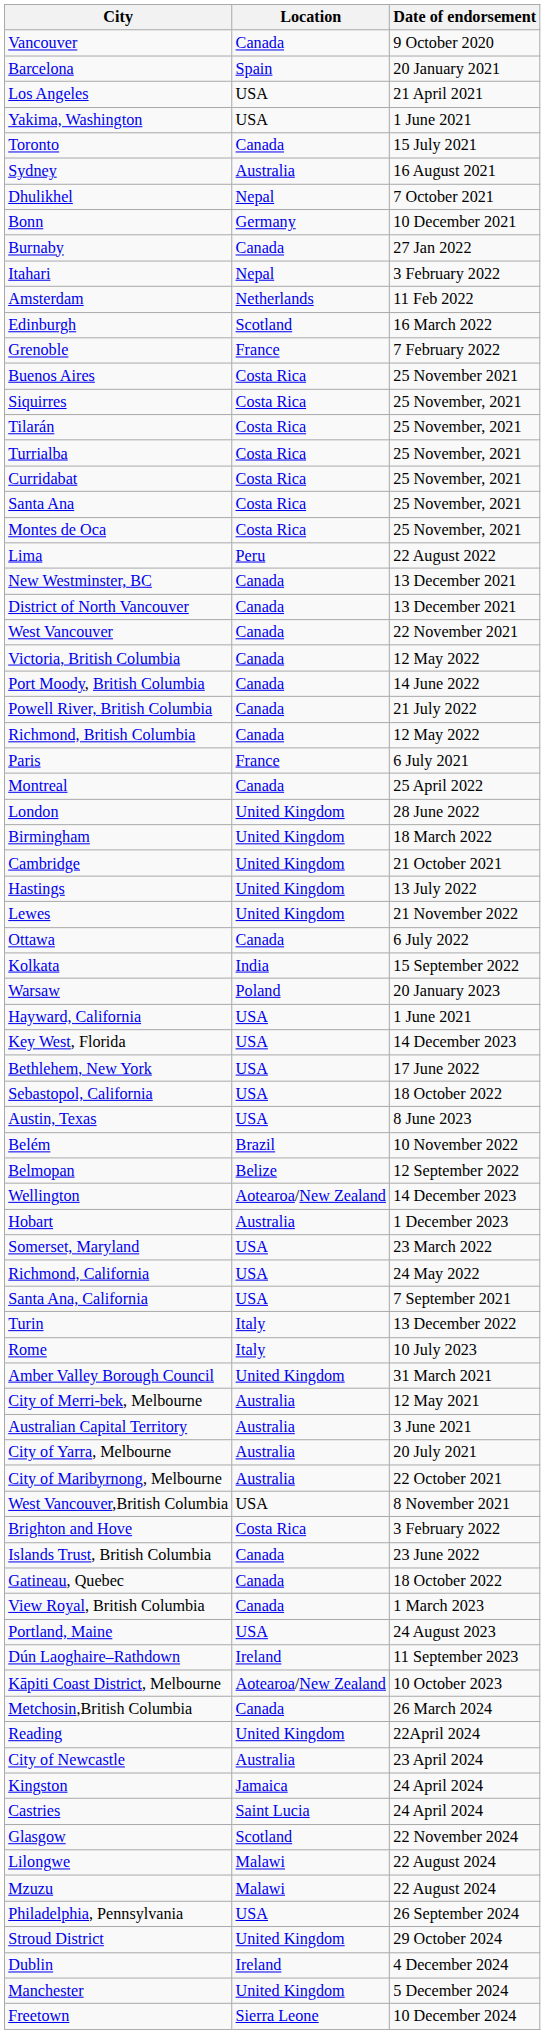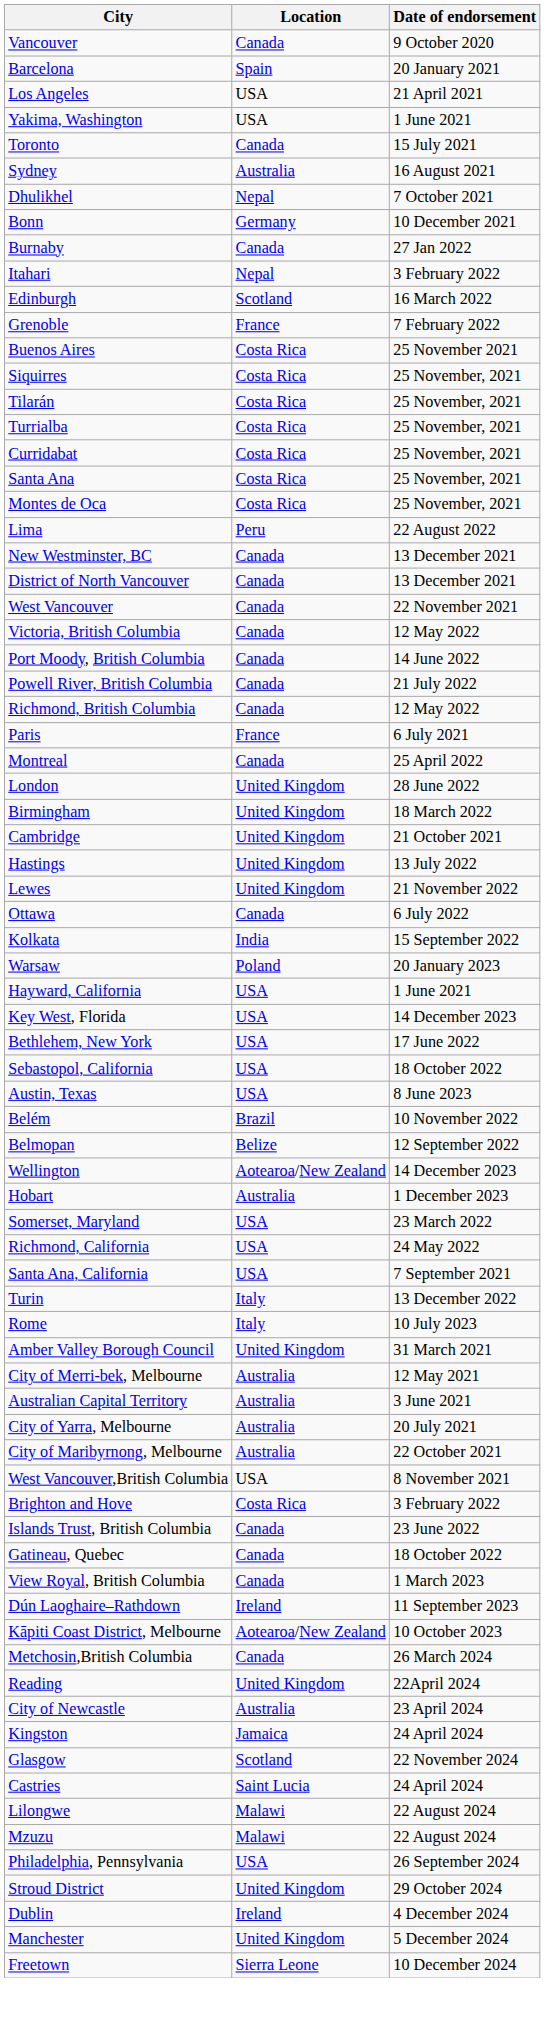- row: (46, 299)
- row: (60, 1631)
rows swapped: (34, 1811) <-> (37, 1836)
